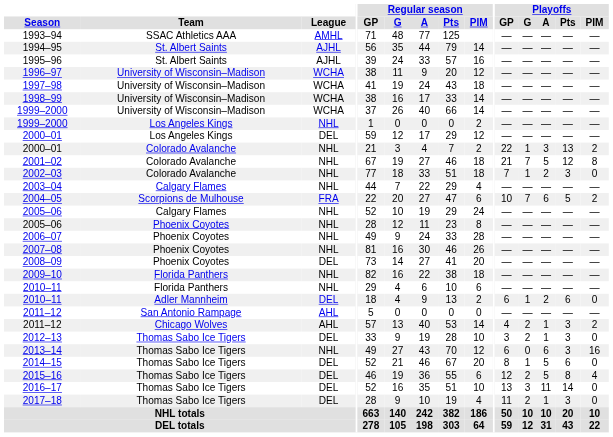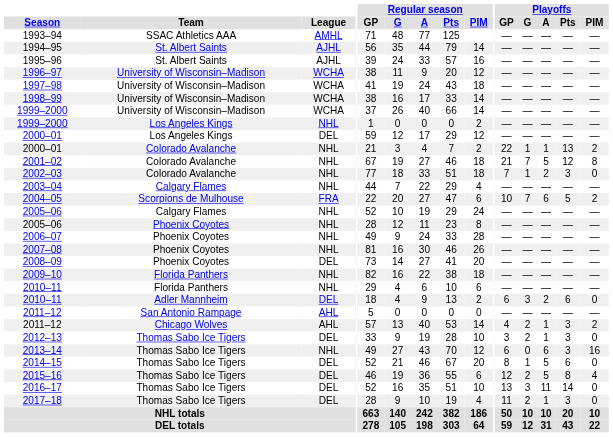(546, 149) 3 -> (546, 149) 1
(528, 300) 1 -> (528, 300) 3
